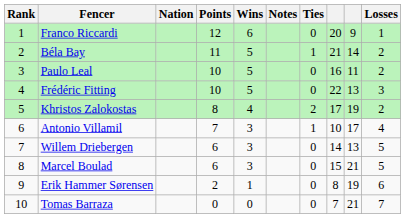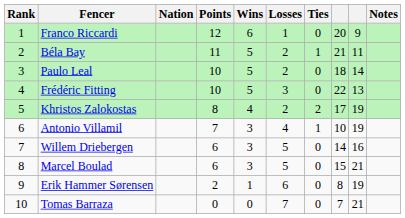columns swapped: (381, 14) <-> (283, 14)
(353, 52) 14 -> (358, 52) 11
(335, 71) 16 -> (340, 71) 18
(353, 71) 11 -> (358, 71) 14
(353, 128) 17 -> (358, 128) 19
(353, 147) 13 -> (358, 147) 16
